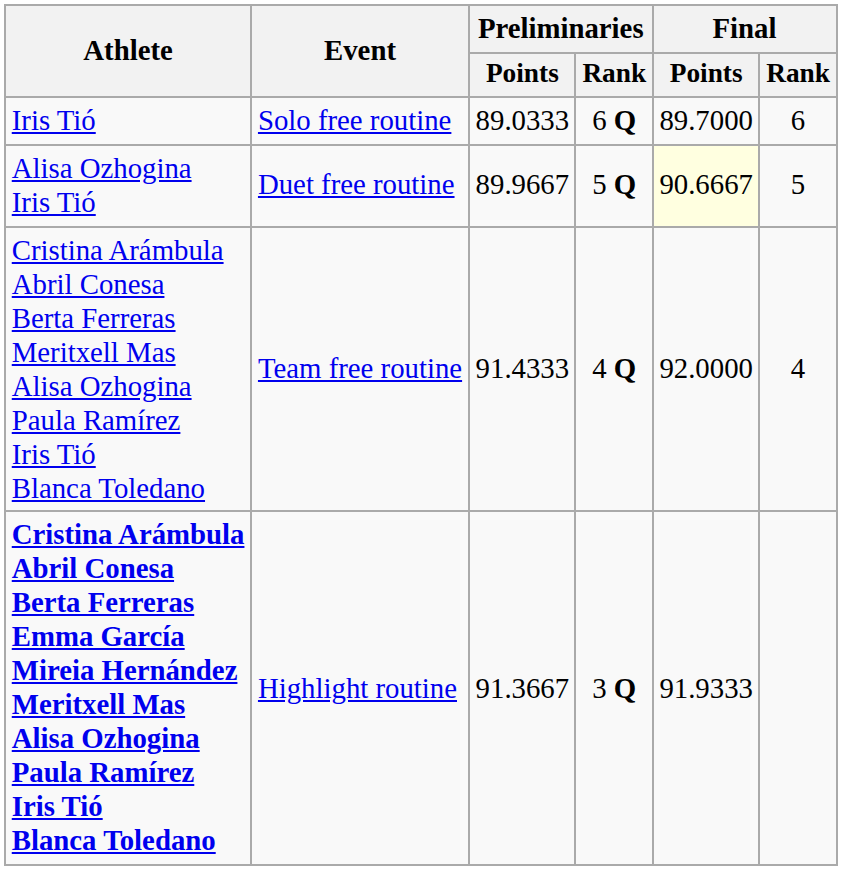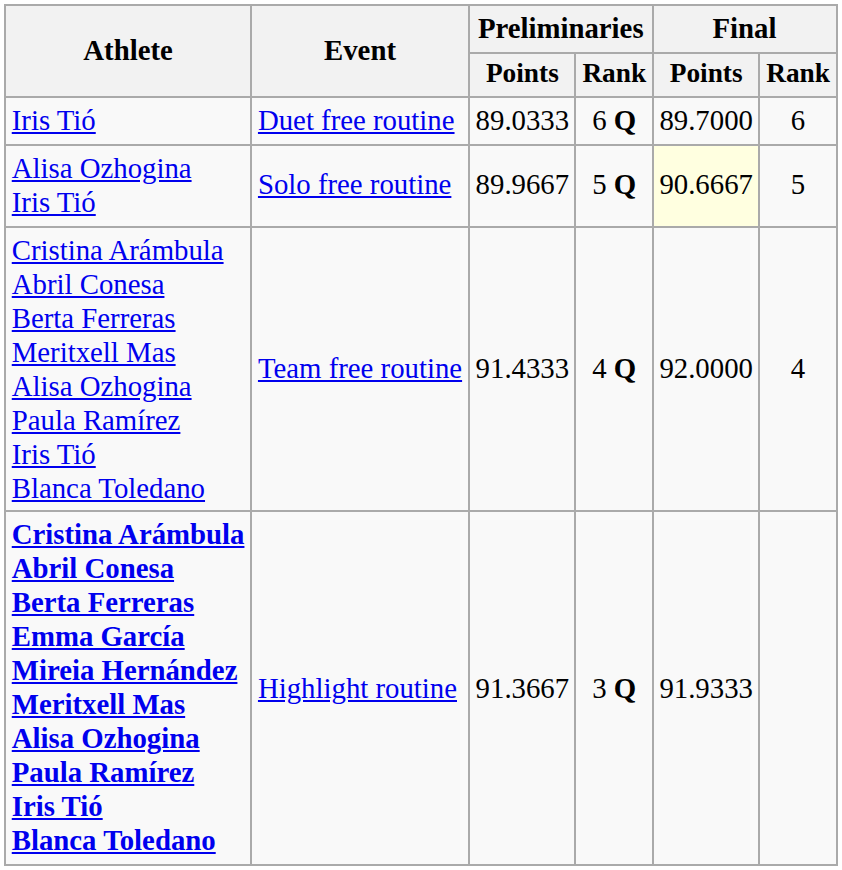(355, 121) Solo free routine -> (356, 121) Duet free routine
(356, 185) Duet free routine -> (355, 185) Solo free routine
